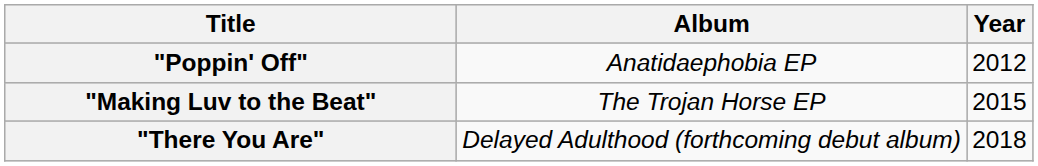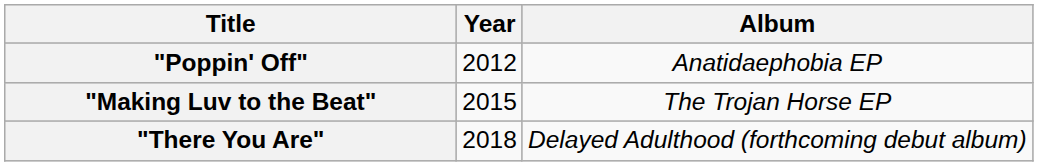columns swapped: (999, 23) <-> (712, 23)
